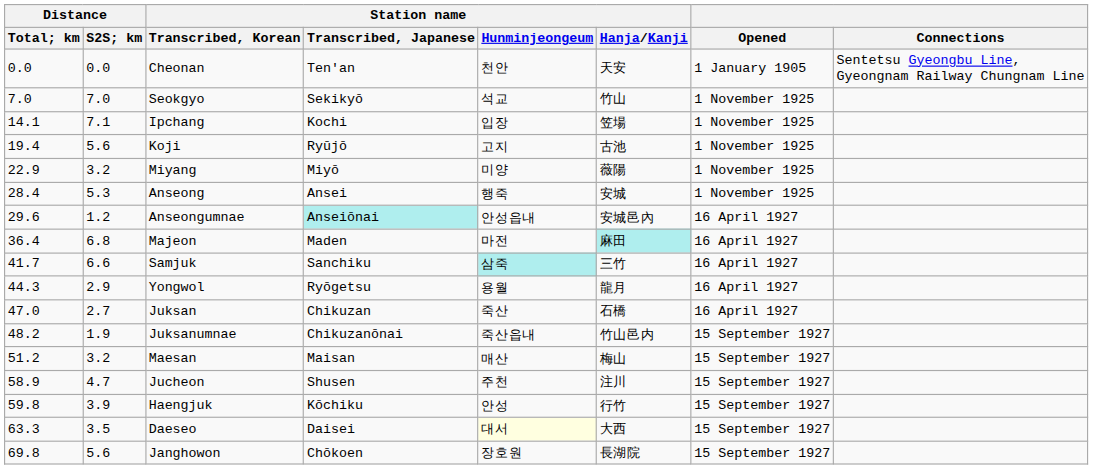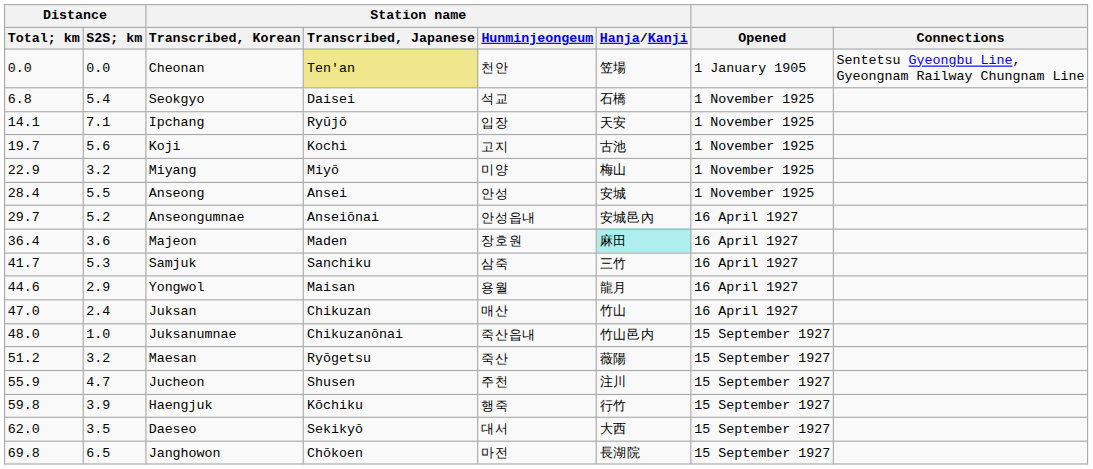(331, 68) no background -> (331, 68) khaki background
(613, 69) 天安 -> (613, 69) 笠場
(20, 99) 7.0 -> (20, 99) 6.8
(98, 99) 7.0 -> (98, 99) 5.4
(335, 99) Sekikyō -> (331, 99) Daisei
(613, 100) 竹山 -> (613, 100) 石橋
(327, 123) Kochi -> (327, 123) Ryūjō
(613, 123) 笠場 -> (613, 123) 天安
(24, 146) 19.4 -> (24, 146) 19.7
(327, 146) Ryūjō -> (327, 146) Kochi
(613, 170) 薇陽 -> (613, 170) 梅山
(98, 193) 5.3 -> (98, 193) 5.5
(495, 194) 행죽 -> (495, 194) 안성
(24, 217) 29.6 -> (24, 217) 29.7
(98, 217) 1.2 -> (98, 217) 5.2
(343, 217) paleturquoise background -> (343, 217) no background
(98, 241) 6.8 -> (98, 241) 3.6
(495, 241) 마전 -> (502, 241) 장호원
(98, 264) 6.6 -> (98, 264) 5.3
(495, 265) paleturquoise background -> (495, 265) no background
(24, 288) 44.3 -> (24, 288) 44.6
(339, 288) Ryōgetsu -> (331, 288) Maisan
(98, 311) 2.7 -> (98, 311) 2.4
(495, 312) 죽산 -> (495, 312) 매산
(613, 312) 石橋 -> (613, 312) 竹山
(24, 335) 48.2 -> (24, 335) 48.0
(98, 335) 1.9 -> (98, 335) 1.0
(331, 358) Maisan -> (339, 358) Ryōgetsu
(495, 359) 매산 -> (495, 359) 죽산
(613, 359) 梅山 -> (613, 359) 薇陽
(24, 382) 58.9 -> (24, 382) 55.9
(495, 406) 안성 -> (495, 406) 행죽
(24, 429) 63.3 -> (24, 429) 62.0
(331, 429) Daisei -> (335, 429) Sekikyō
(495, 429) lightyellow background -> (495, 429) no background
(98, 452) 5.6 -> (98, 452) 6.5
(502, 453) 장호원 -> (495, 453) 마전
